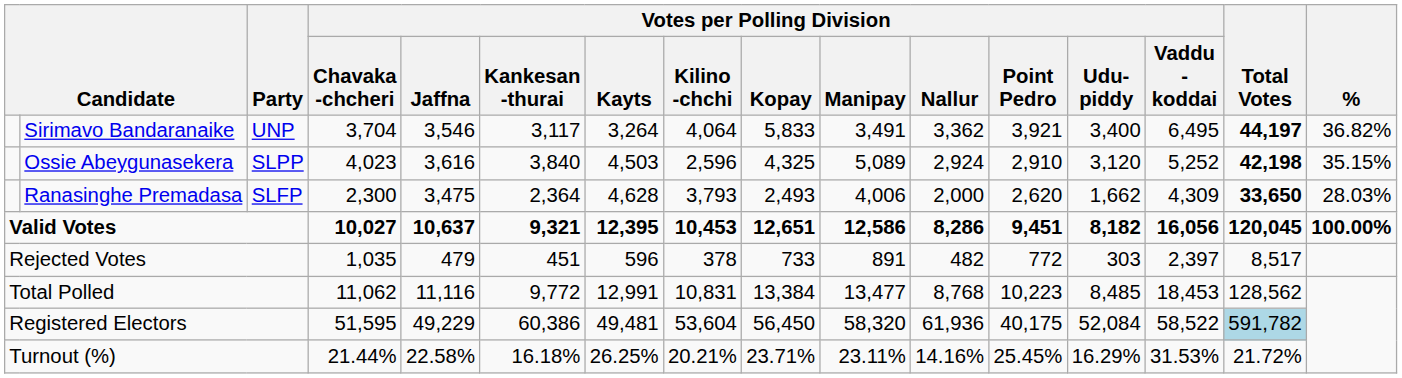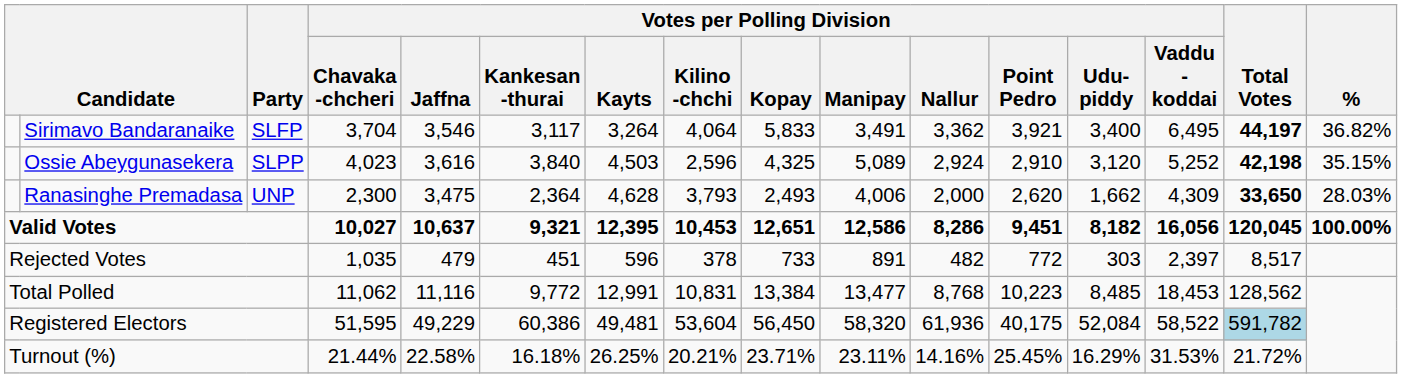(273, 130) UNP -> (277, 130) SLFP
(277, 195) SLFP -> (273, 195) UNP
